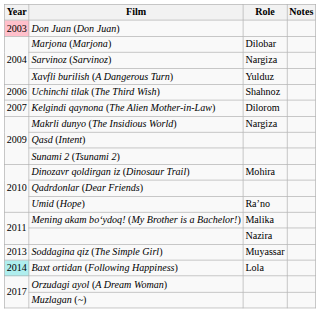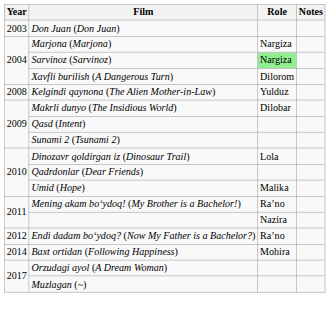(17, 28) pink background -> (17, 28) no background
(261, 44) Dilobar -> (276, 44) Nargiza
(261, 60) no background -> (276, 60) lightgreen background
(260, 76) Yulduz -> (277, 76) Dilorom
- row: (96, 92)
(17, 108) 2007 -> (17, 92) 2008
(262, 108) Dilorom -> (274, 92) Yulduz
(261, 124) Nargiza -> (275, 108) Dilobar
(260, 172) Mohira -> (269, 156) Lola
(258, 204) Raʼno -> (274, 188) Malika
(260, 220) Malika -> (272, 204) Raʼno
+ row: (143, 236)
- row: (97, 252)
(17, 268) paleturquoise background -> (17, 252) no background
(255, 268) Lola -> (275, 252) Mohira
